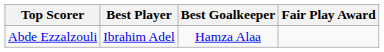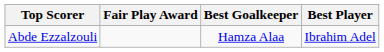columns swapped: (139, 15) <-> (329, 15)
